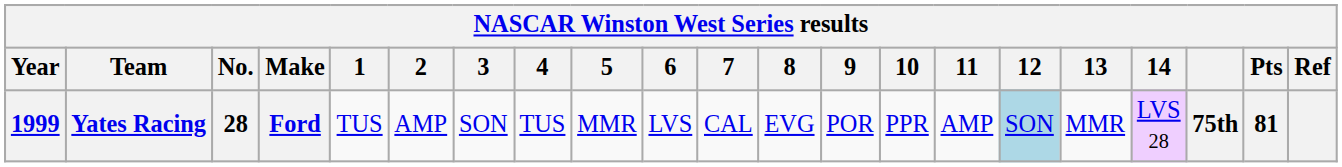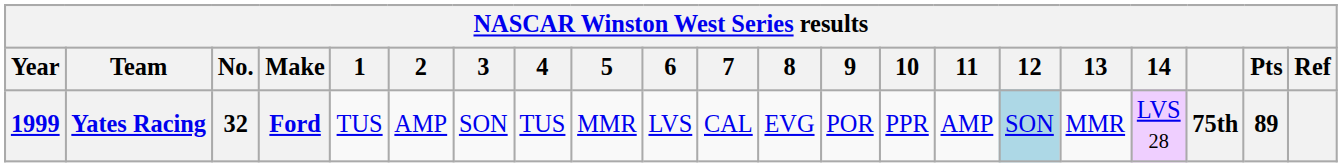(236, 125) 28 -> (236, 125) 32
(1266, 125) 81 -> (1266, 125) 89
